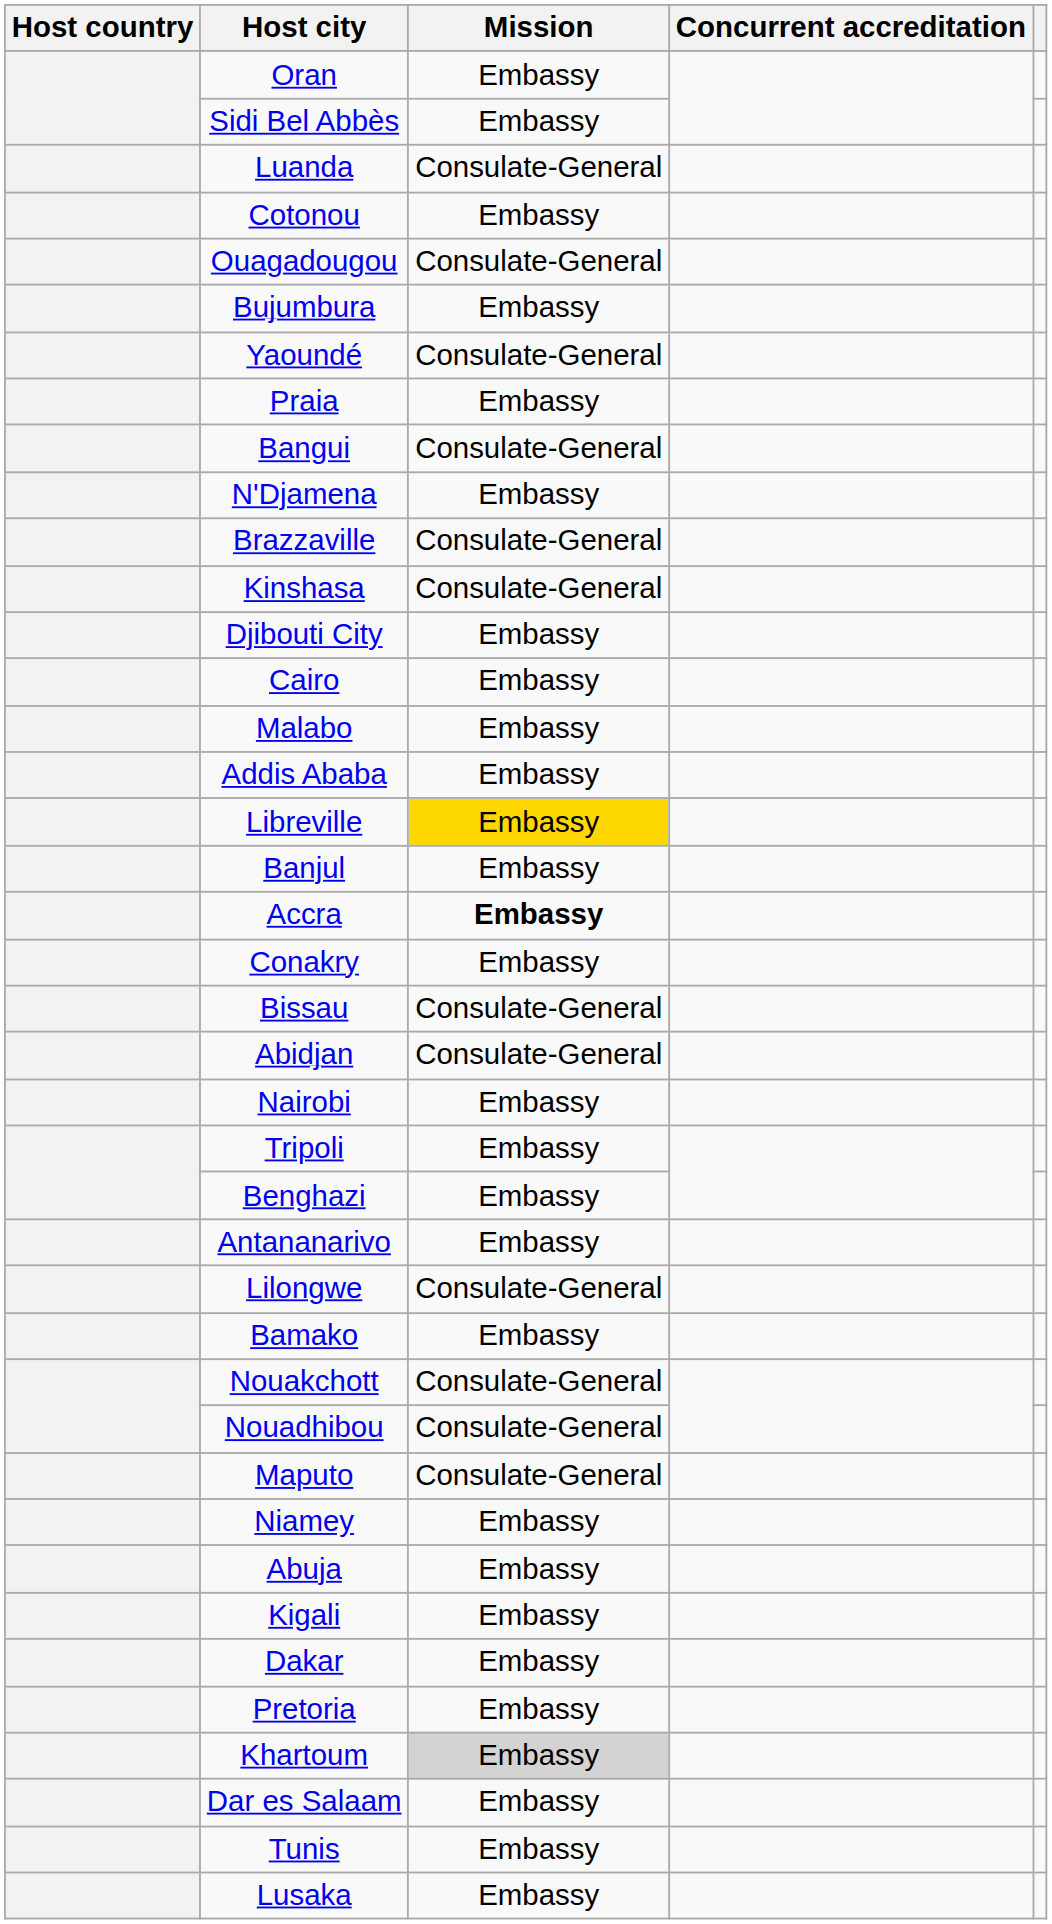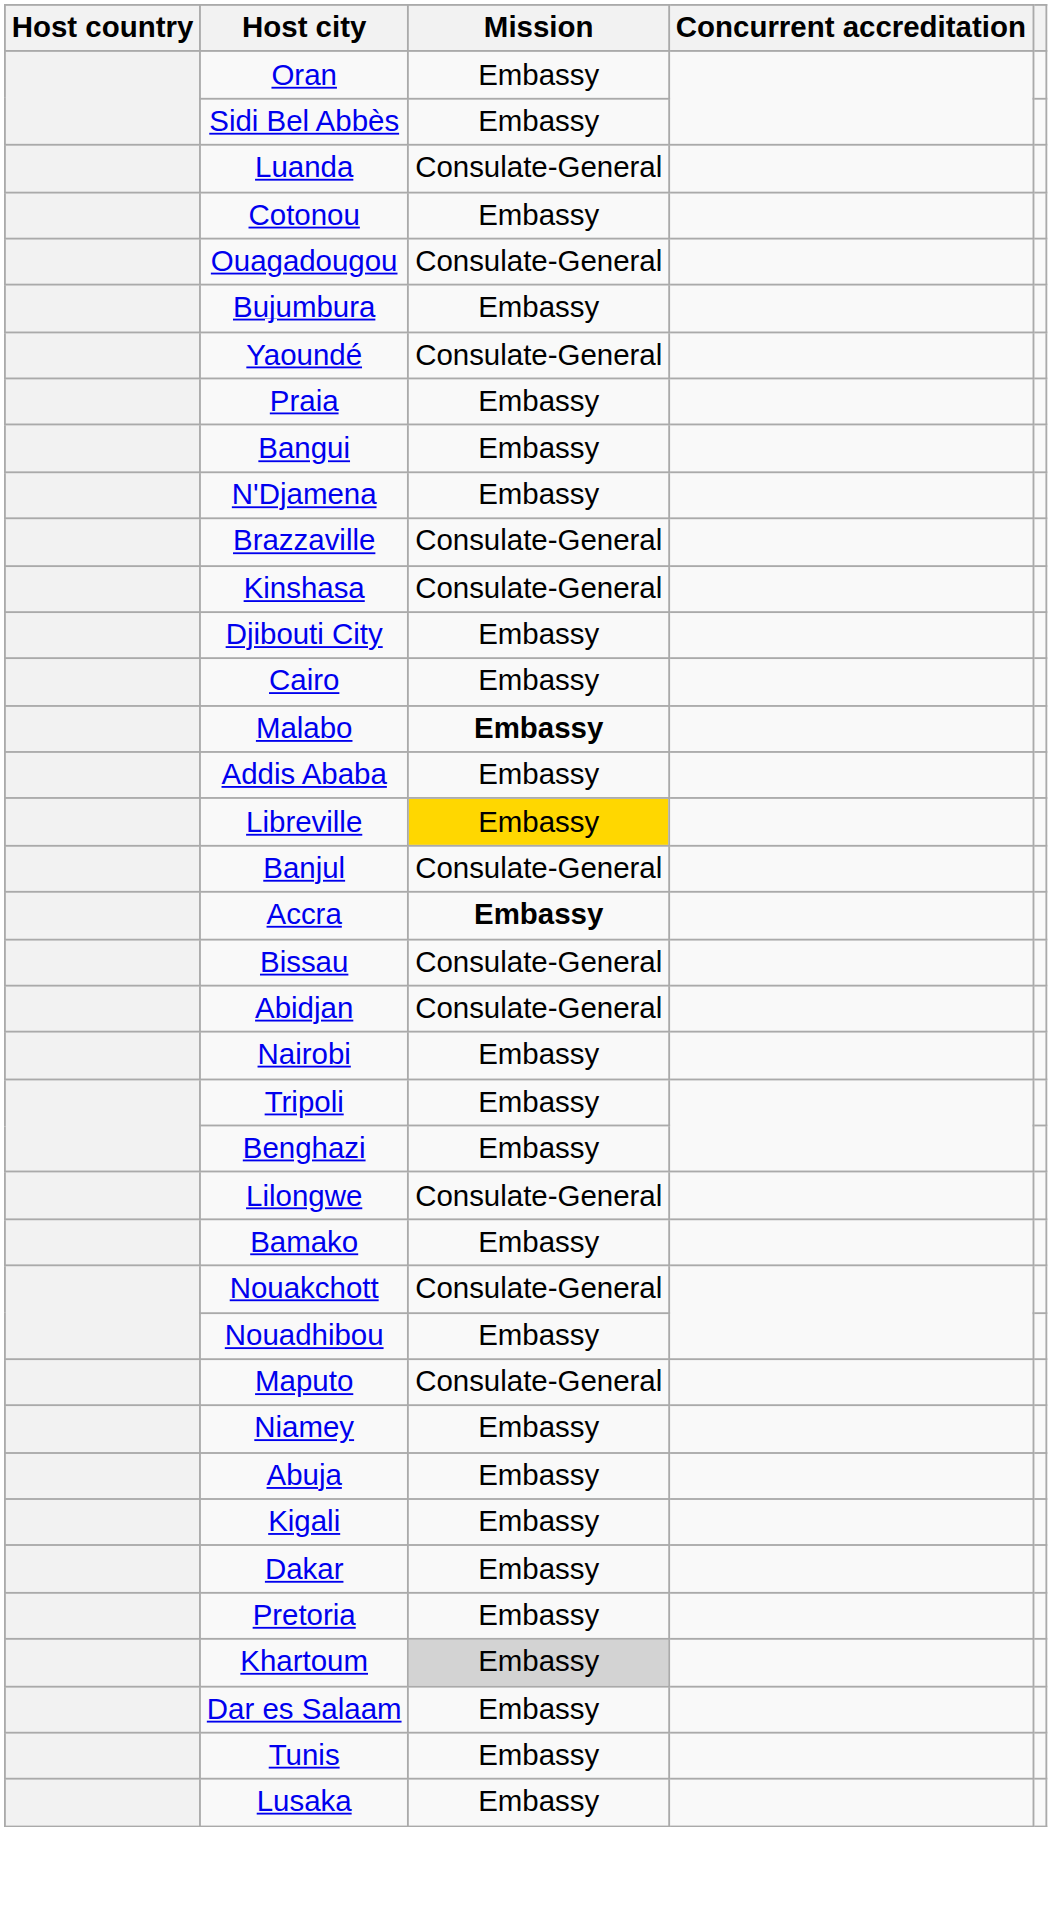(539, 448) Consulate-General -> (539, 448) Embassy
(539, 728) normal -> (539, 728) bold
(539, 868) Embassy -> (539, 868) Consulate-General
- row: (304, 961)
- row: (304, 1241)
(539, 1428) Consulate-General -> (539, 1335) Embassy
